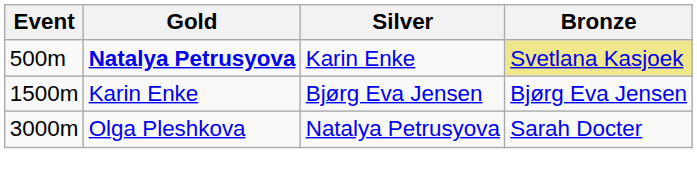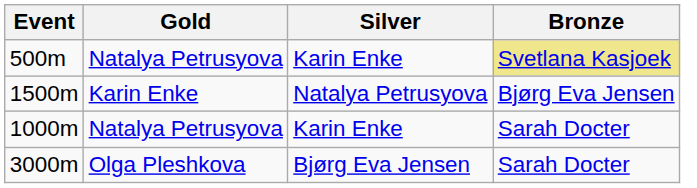(192, 57) bold -> (186, 57) normal
(394, 93) Bjørg Eva Jensen -> (390, 93) Natalya Petrusyova
+ row: (44, 128)
(403, 128) Natalya Petrusyova -> (382, 164) Bjørg Eva Jensen
